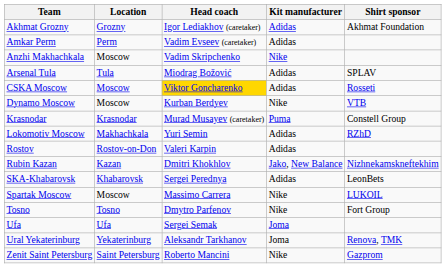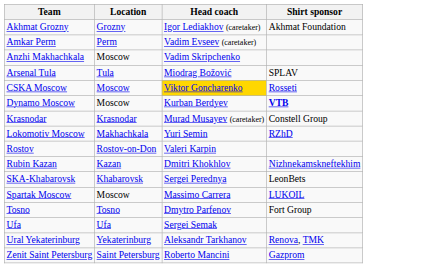- column: (306, 12)
(357, 103) normal -> (279, 103) bold
